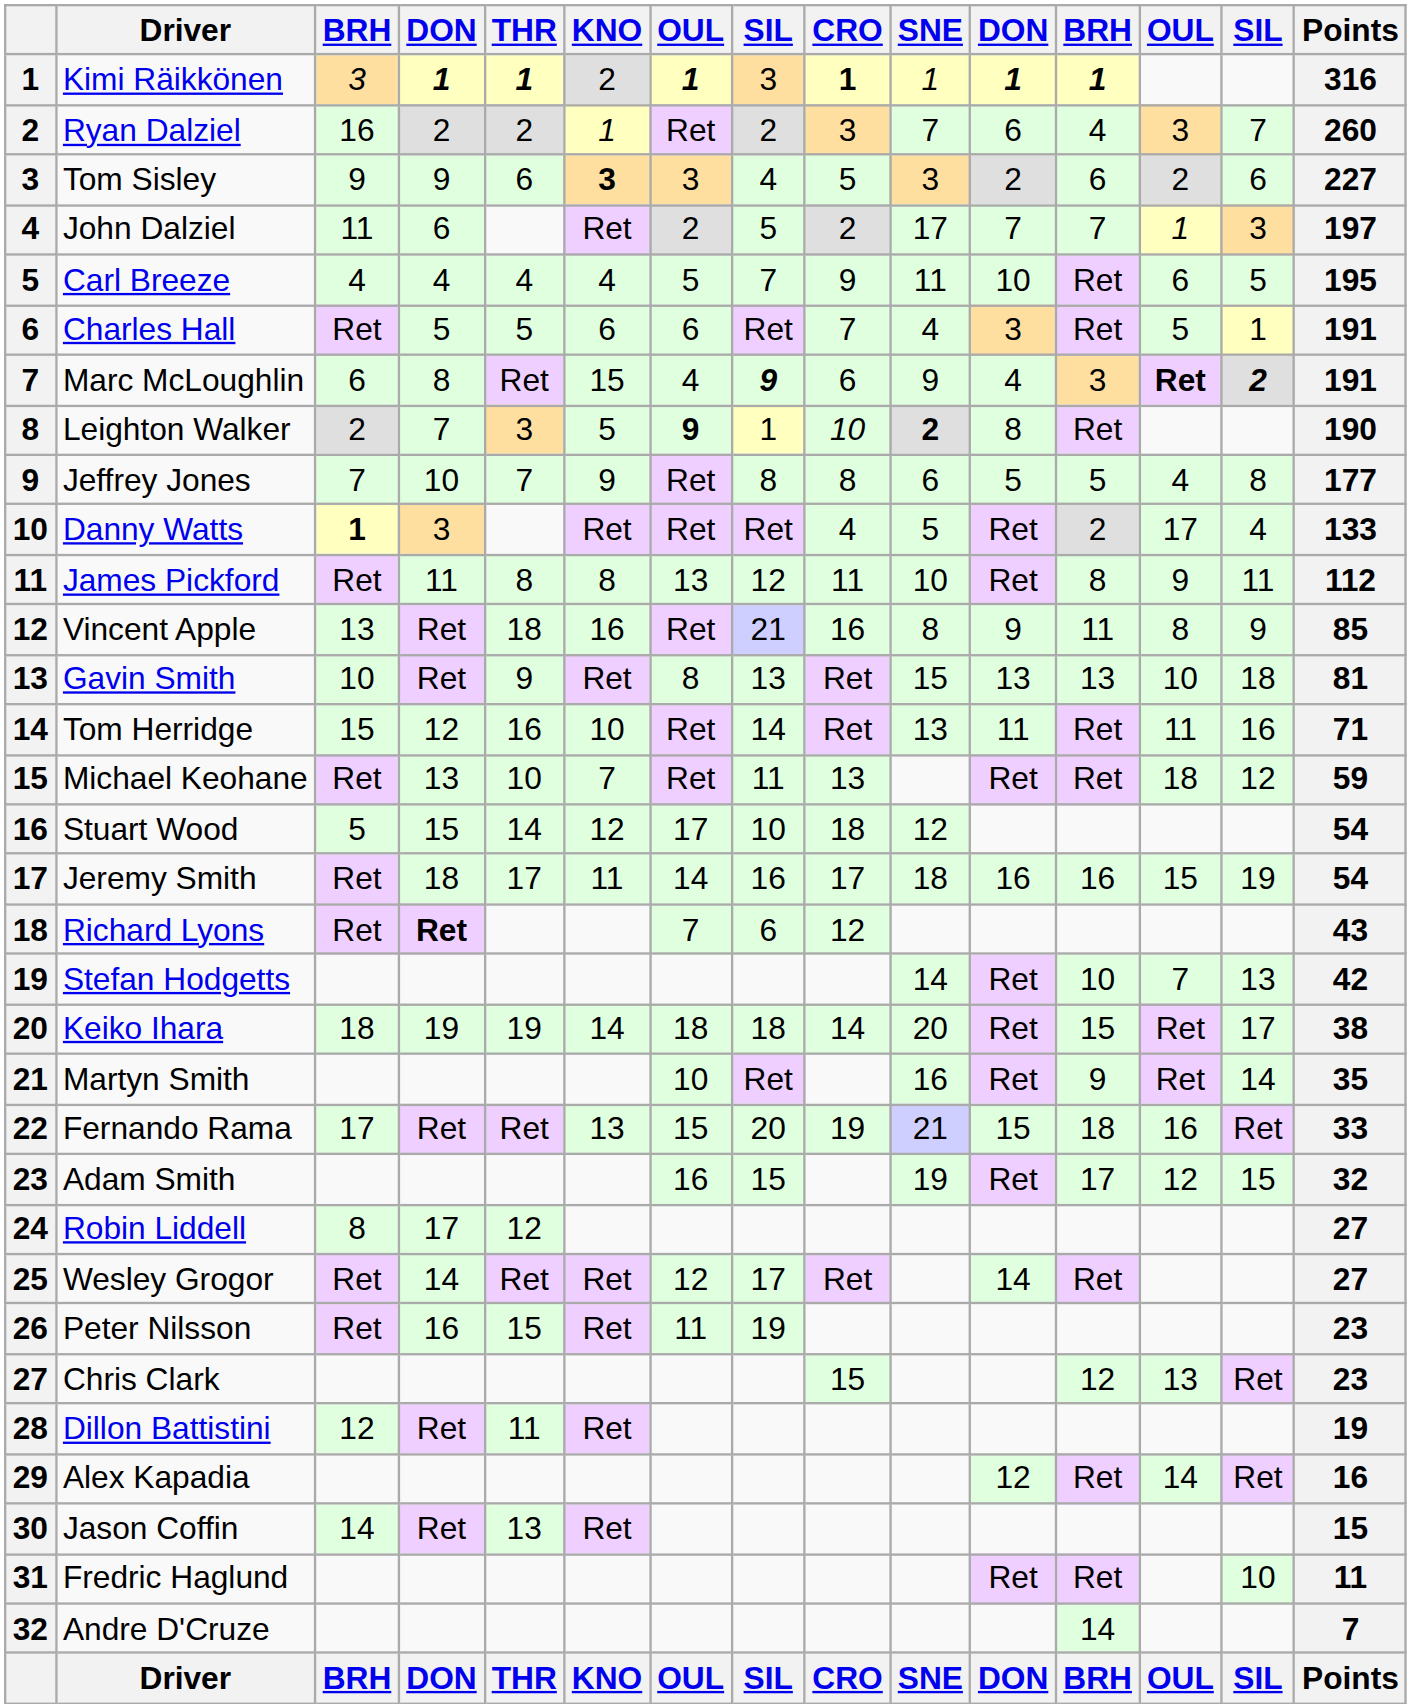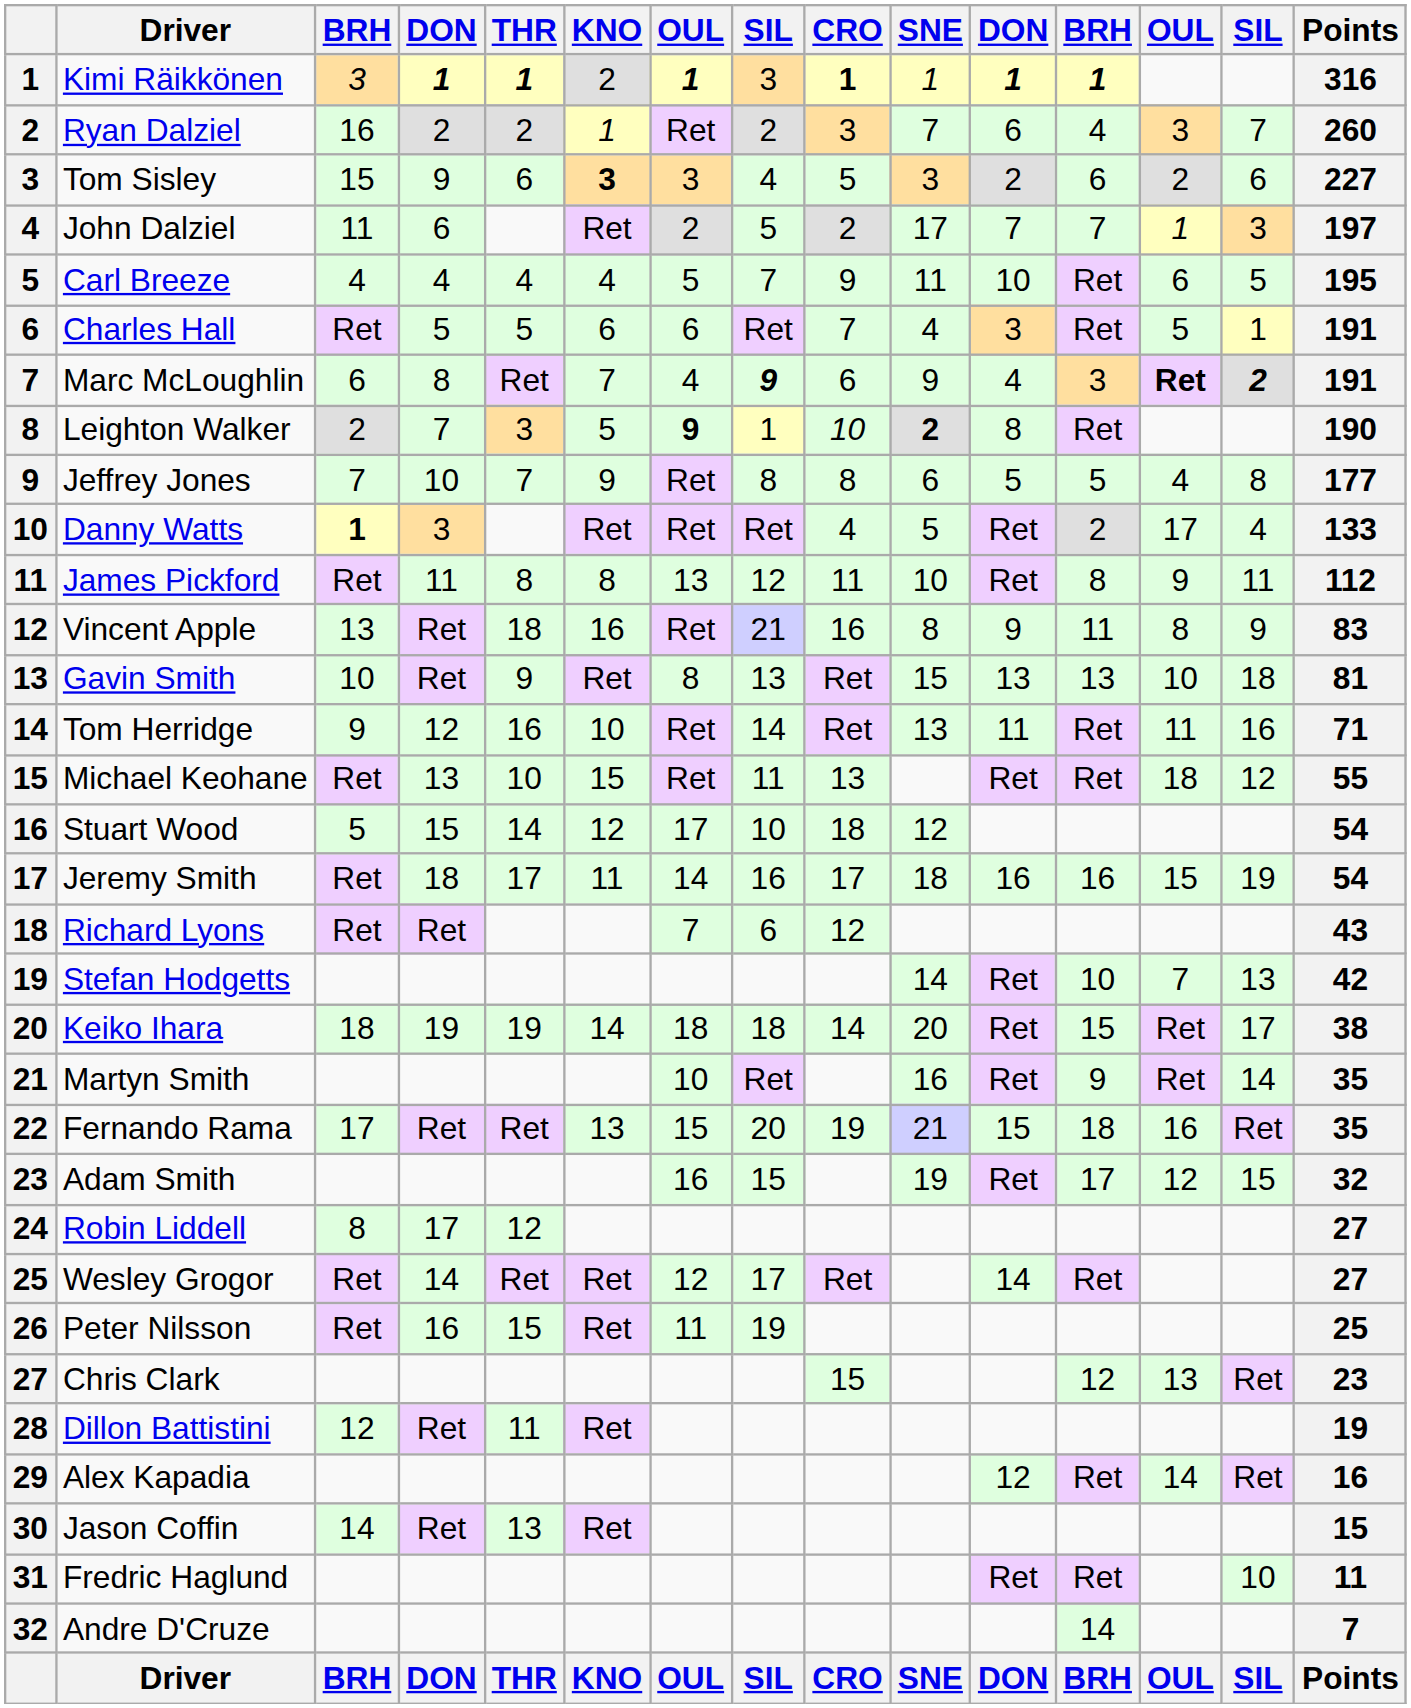(357, 180) 9 -> (357, 180) 15
(607, 379) 15 -> (607, 379) 7
(1350, 629) 85 -> (1350, 629) 83
(357, 729) 15 -> (357, 729) 9
(607, 779) 7 -> (607, 779) 15
(1350, 779) 59 -> (1350, 779) 55
(441, 929) bold -> (441, 929) normal
(1350, 1129) 33 -> (1350, 1129) 35
(1350, 1328) 23 -> (1350, 1328) 25
